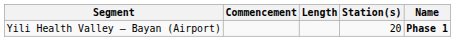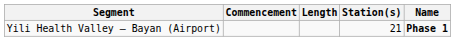(396, 29) 20 -> (396, 29) 21
